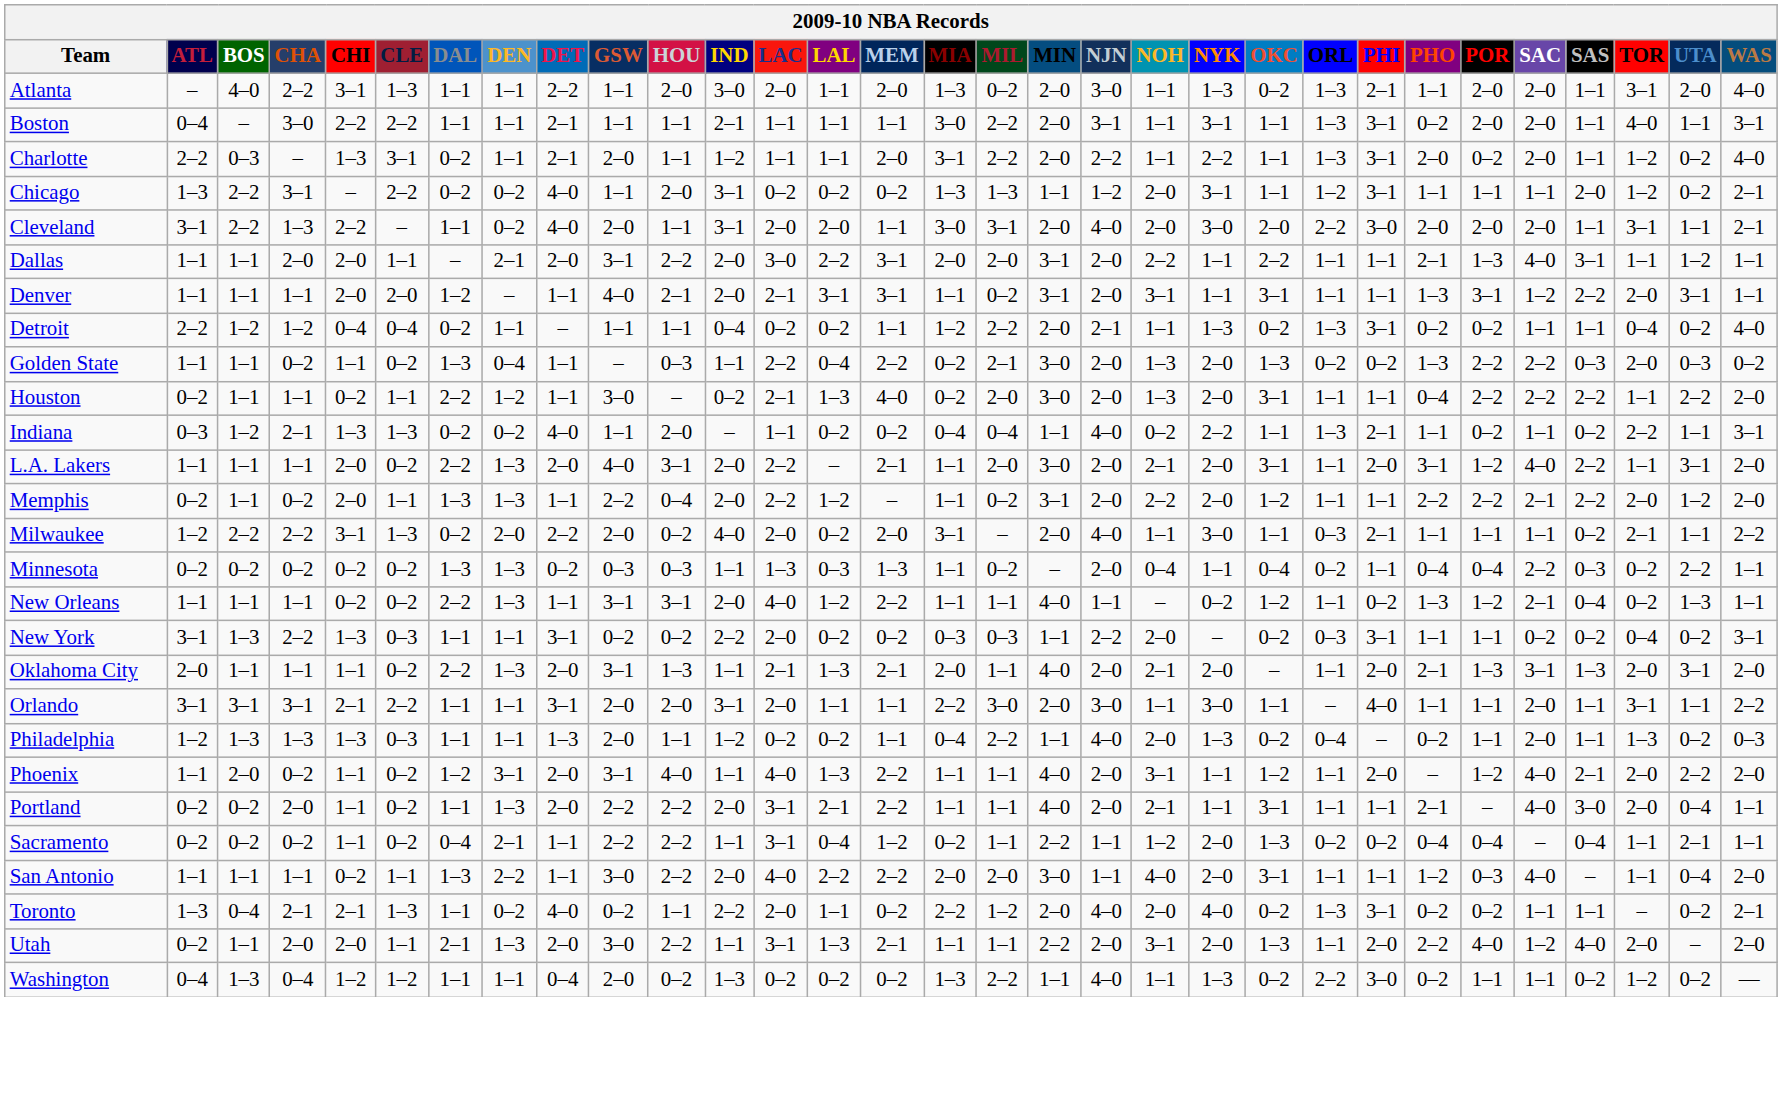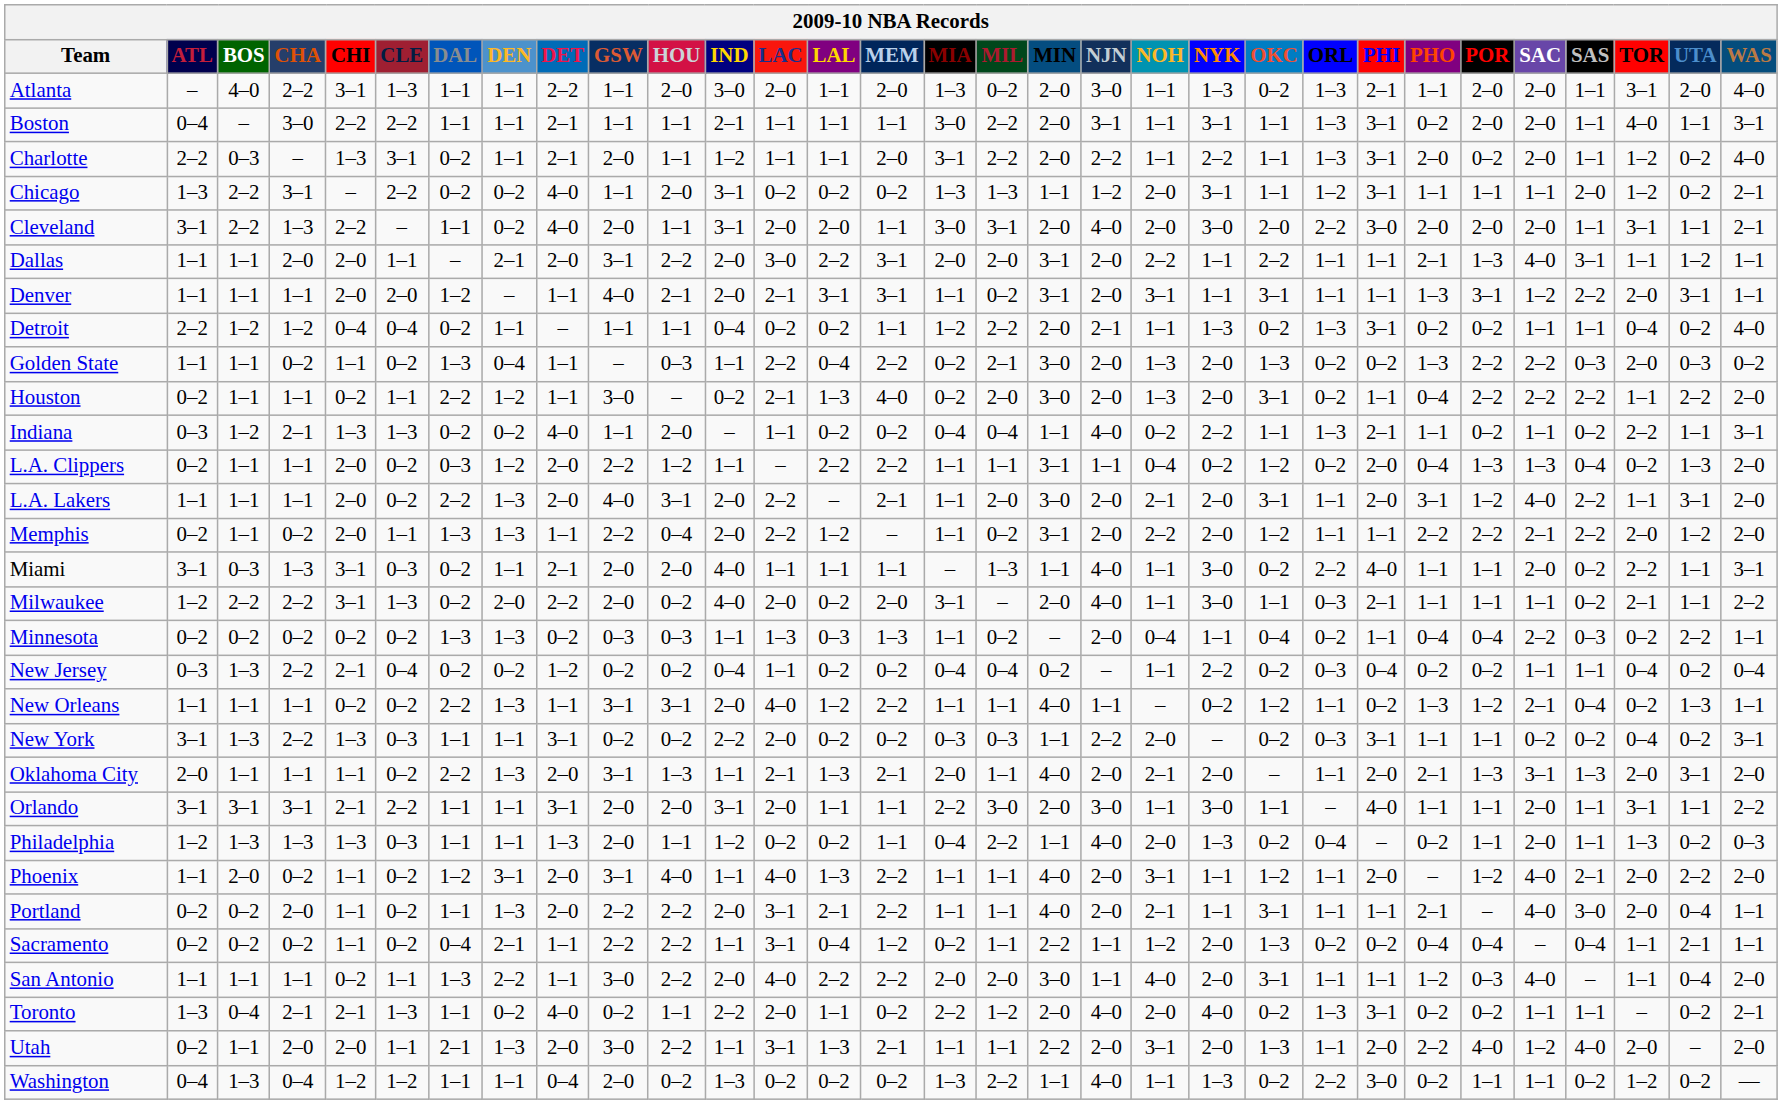(1330, 397) 1–1 -> (1330, 397) 0–2
+ row: (67, 465)
+ row: (38, 568)
+ row: (58, 671)
